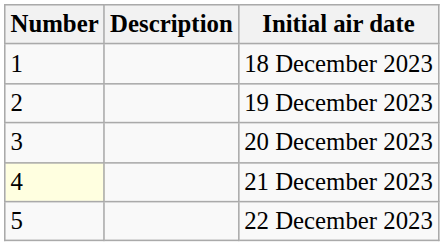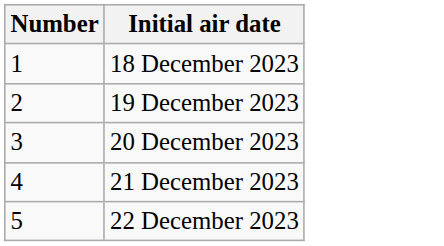- column: (171, 24)
(17, 181) lightyellow background -> (17, 181) no background
